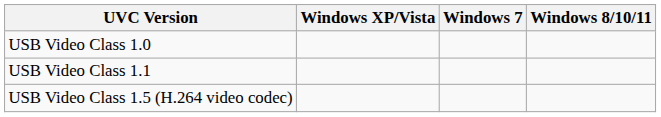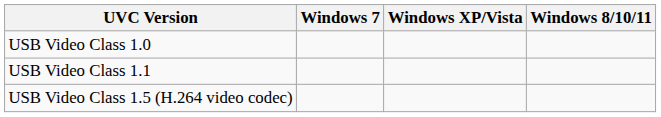columns swapped: (368, 17) <-> (483, 17)
